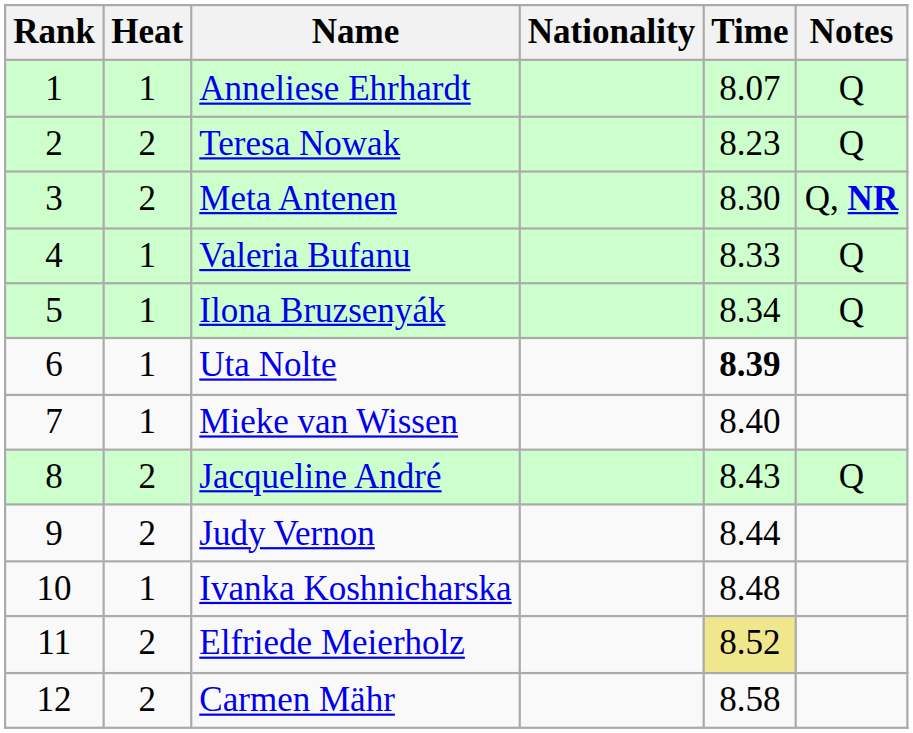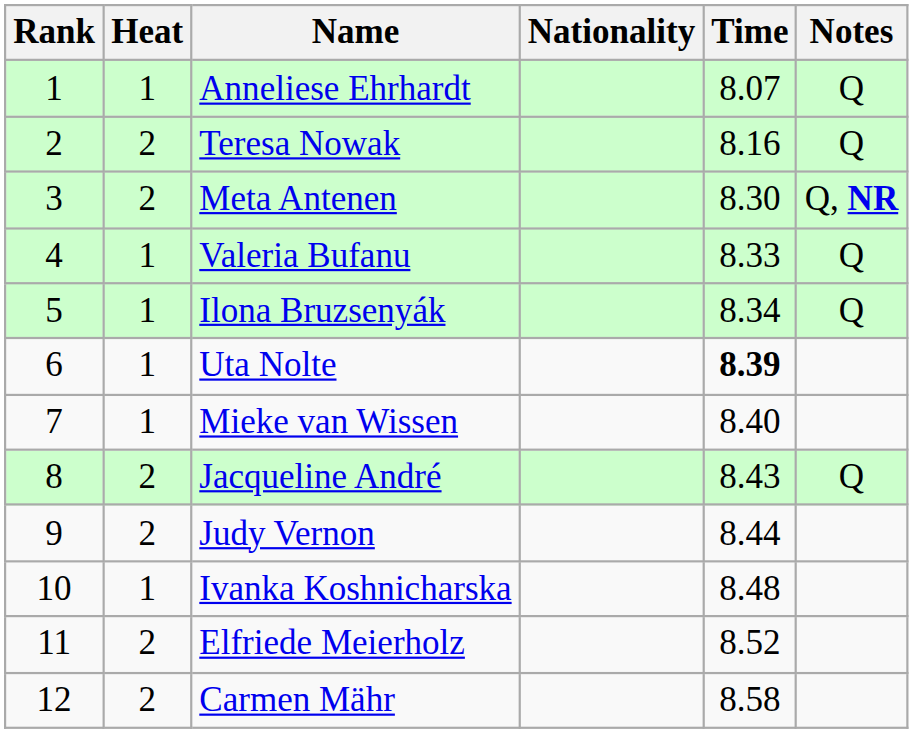(750, 143) 8.23 -> (750, 143) 8.16
(750, 643) khaki background -> (750, 643) no background
